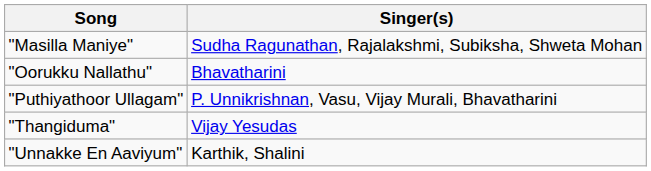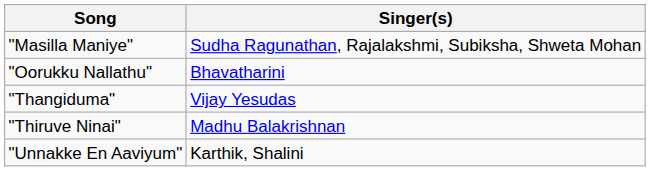- row: (96, 99)
+ row: (65, 126)
